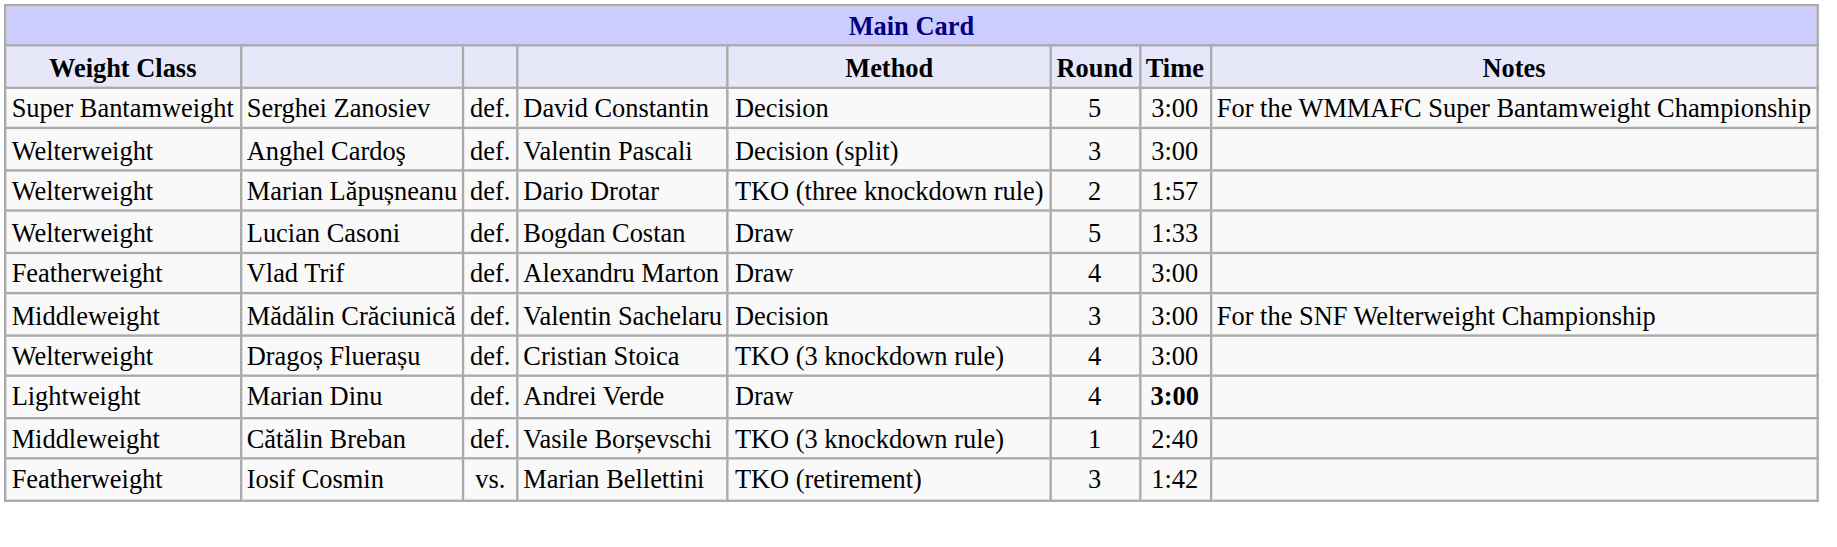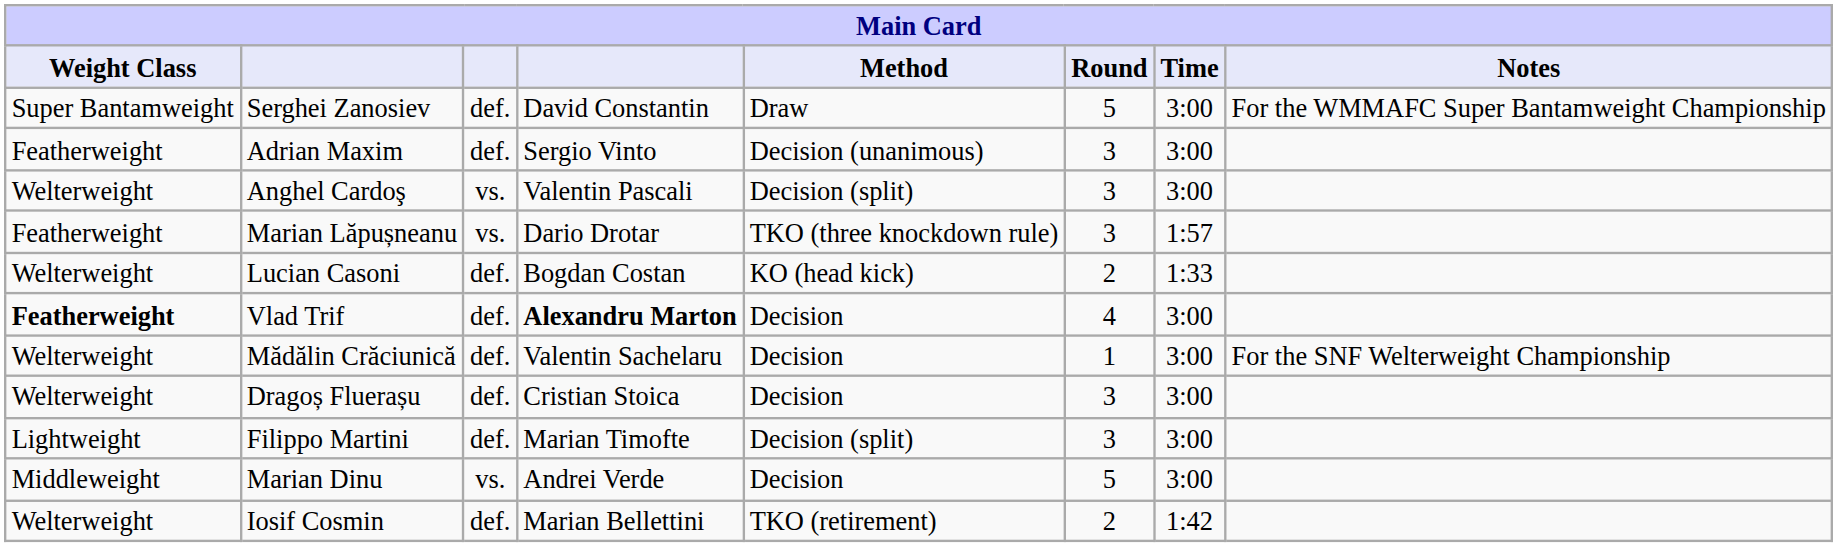(782, 108) Decision -> (779, 108) Draw
+ row: (325, 150)
(490, 150) def. -> (490, 191) vs.
(82, 191) Welterweight -> (87, 232) Featherweight
(490, 191) def. -> (490, 232) vs.
(1095, 191) 2 -> (1109, 232) 3
(764, 232) Draw -> (832, 273) KO (head kick)
(1095, 232) 5 -> (1109, 273) 2
(87, 273) normal -> (93, 315) bold
(621, 273) normal -> (630, 315) bold
(764, 273) Draw -> (797, 315) Decision
(86, 315) Middleweight -> (82, 356) Welterweight
(1095, 315) 3 -> (1109, 356) 1
(869, 356) TKO (3 knockdown rule) -> (797, 397) Decision
(1095, 356) 4 -> (1109, 397) 3
+ row: (328, 438)
(76, 397) Lightweight -> (86, 479) Middleweight
(490, 397) def. -> (490, 479) vs.
(764, 397) Draw -> (797, 479) Decision
(1095, 397) 4 -> (1109, 479) 5
(1175, 397) bold -> (1190, 479) normal
- row: (326, 438)
(87, 479) Featherweight -> (82, 521) Welterweight
(490, 479) vs. -> (490, 521) def.
(1095, 479) 3 -> (1109, 521) 2
